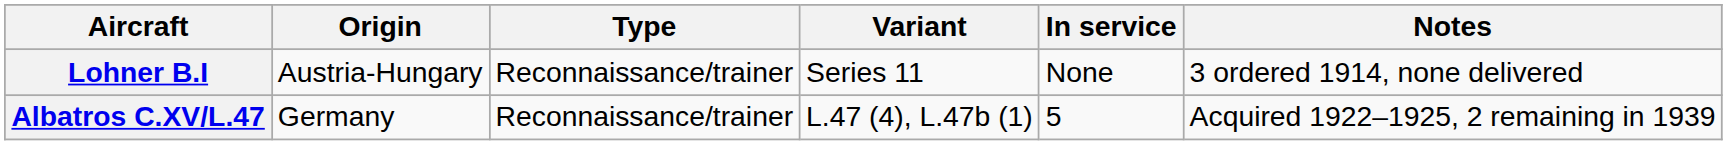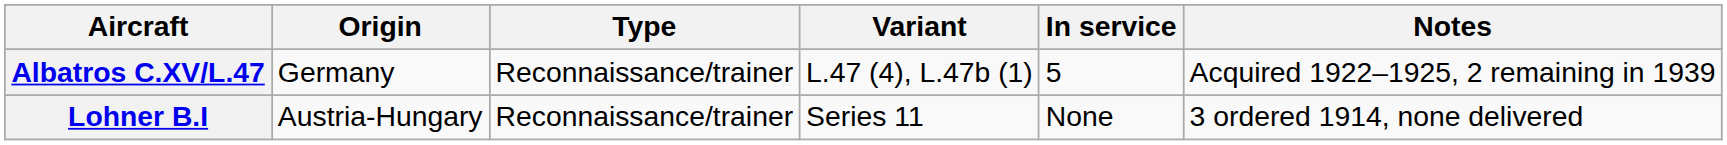rows swapped: (138, 71) <-> (138, 116)
